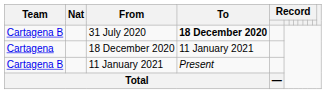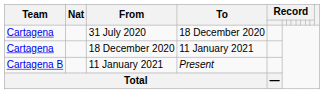(35, 33) Cartagena B -> (30, 33) Cartagena
(223, 33) bold -> (222, 33) normal
